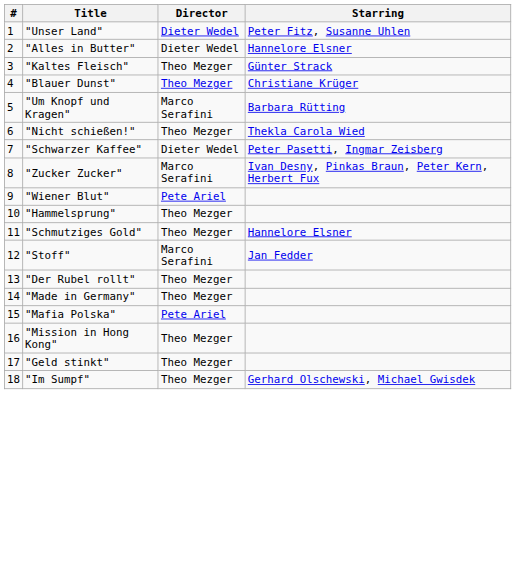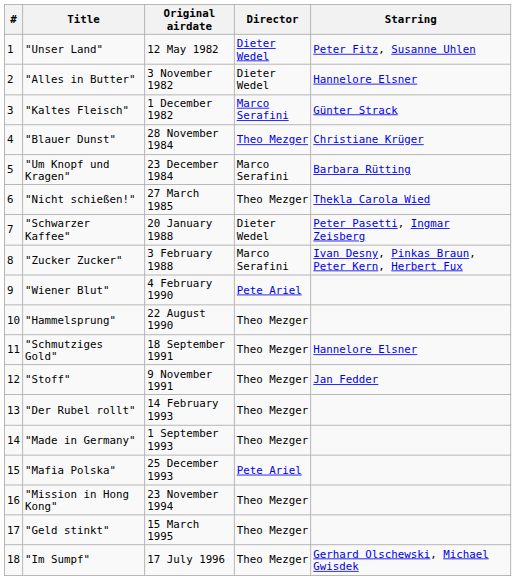+ column: (189, 19)
(197, 66) Theo Mezger -> (263, 110) Marco Serafini
(187, 255) Marco Serafini -> (272, 380) Theo Mezger
